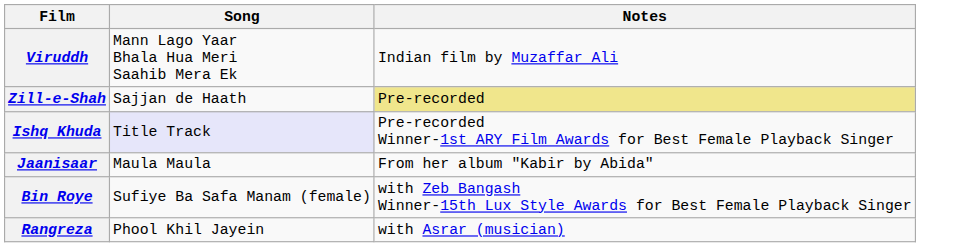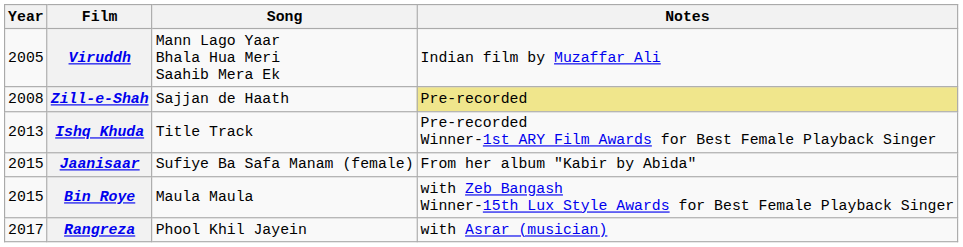+ column: (26, 17)
(162, 132) lavender background -> (205, 132) no background
(162, 165) Maula Maula -> (285, 165) Sufiye Ba Safa Manam (female)
(242, 197) Sufiye Ba Safa Manam (female) -> (205, 197) Maula Maula
